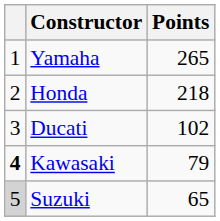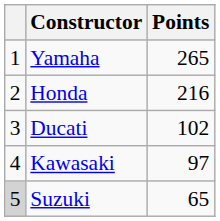(193, 93) 218 -> (193, 93) 216
(15, 163) bold -> (15, 163) normal
(199, 163) 79 -> (199, 163) 97
